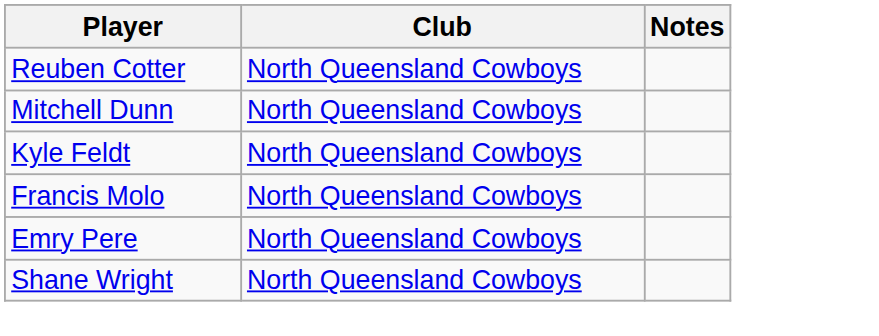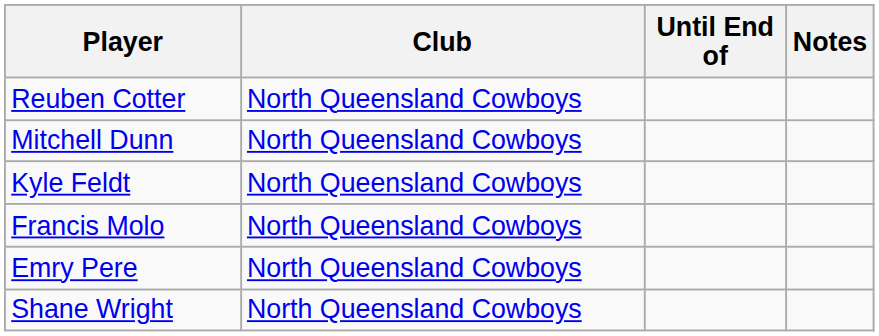+ column: (715, 41)
